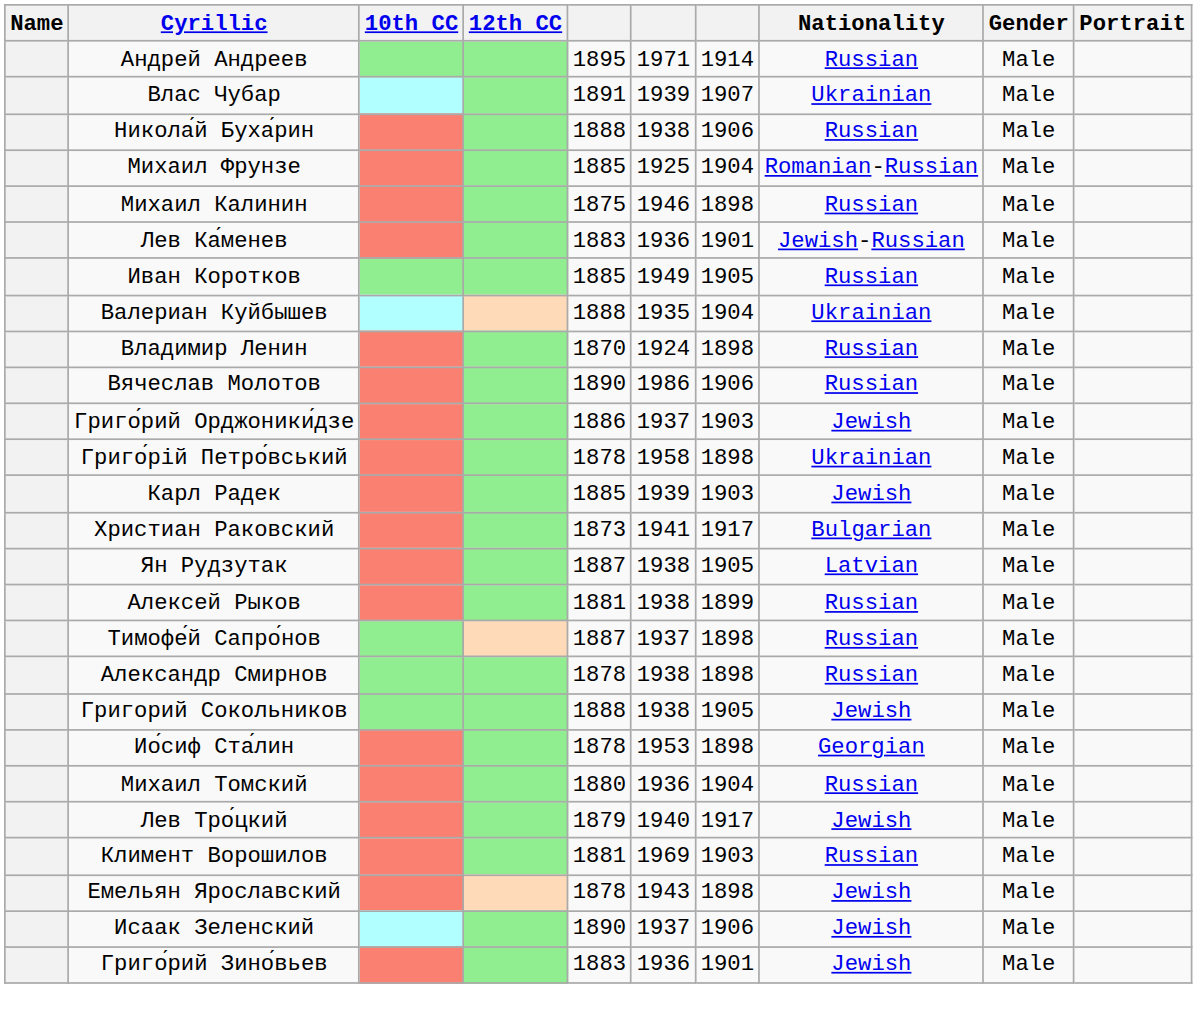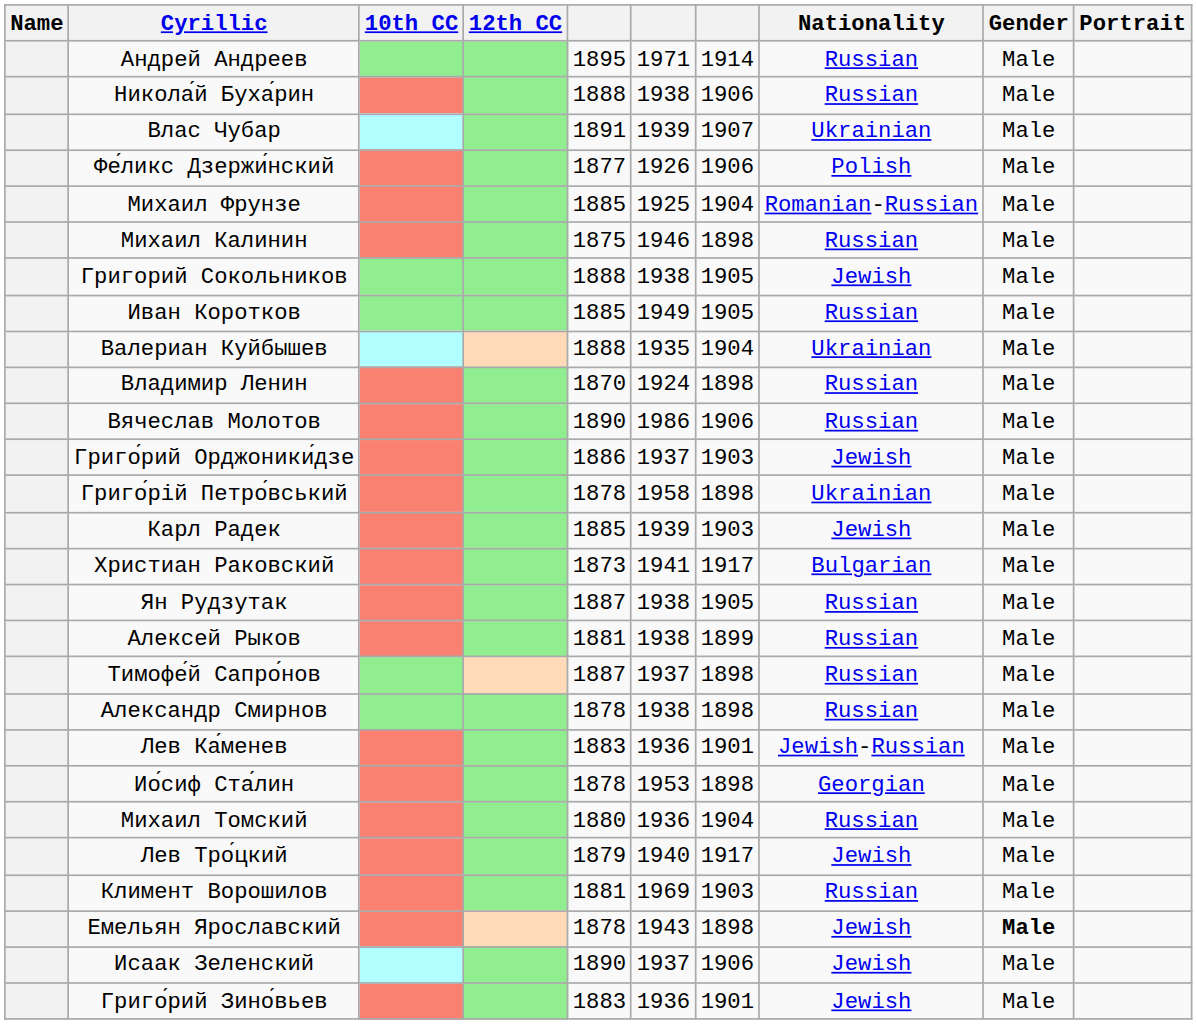rows swapped: (214, 132) <-> (214, 95)
+ row: (214, 168)
rows swapped: (214, 240) <-> (214, 711)
(871, 566) Latvian -> (871, 603) Russian
(1029, 893) normal -> (1029, 929) bold
